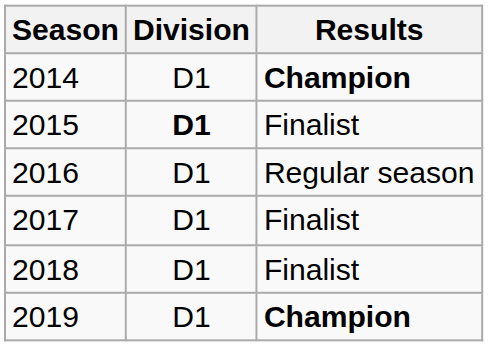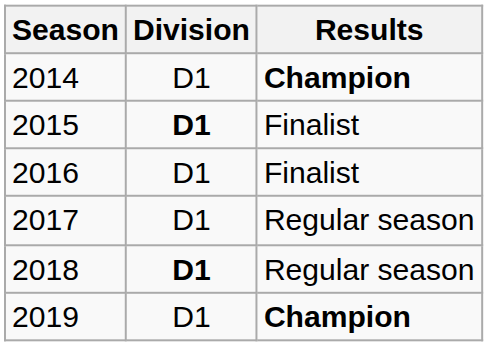(369, 173) Regular season -> (312, 173) Finalist
(312, 220) Finalist -> (369, 220) Regular season
(191, 268) normal -> (191, 268) bold
(312, 268) Finalist -> (369, 268) Regular season
